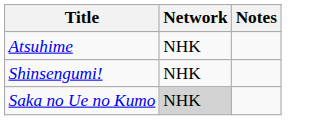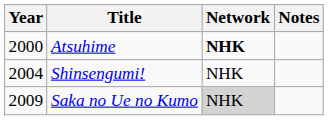+ column: (26, 18)
(182, 45) normal -> (226, 45) bold
